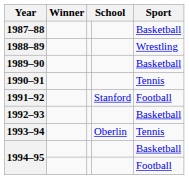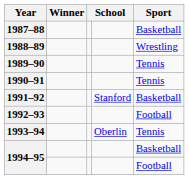(159, 64) Basketball -> (150, 64) Tennis
(154, 98) Football -> (159, 98) Basketball
(159, 115) Basketball -> (154, 115) Football
